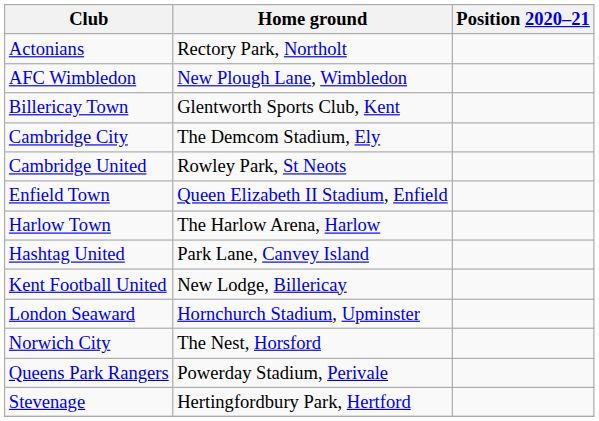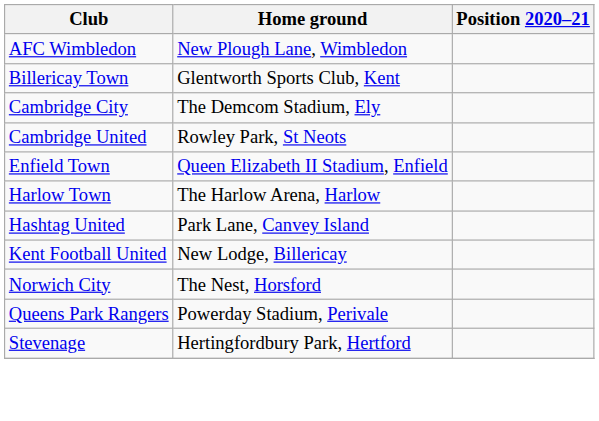- row: (46, 48)
- row: (72, 313)
